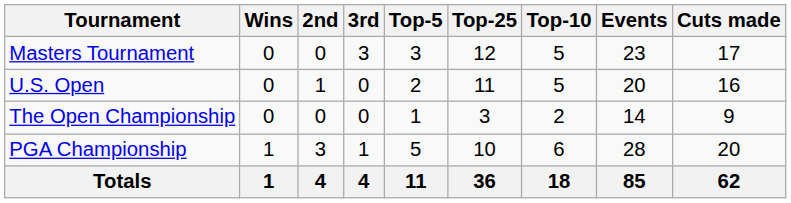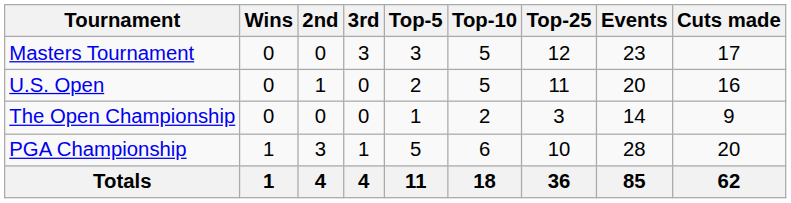columns swapped: (559, 20) <-> (485, 20)
